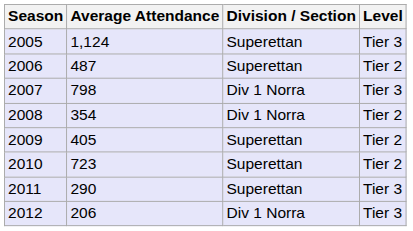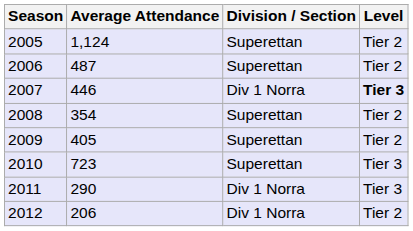(383, 41) Tier 3 -> (383, 41) Tier 2
(83, 90) 798 -> (83, 90) 446
(383, 90) normal -> (384, 90) bold
(266, 115) Div 1 Norra -> (264, 115) Superettan
(383, 164) Tier 2 -> (383, 164) Tier 3
(264, 189) Superettan -> (266, 189) Div 1 Norra
(383, 213) Tier 3 -> (383, 213) Tier 2
